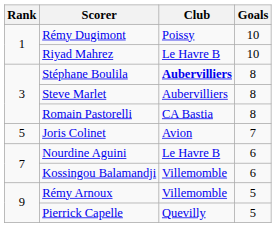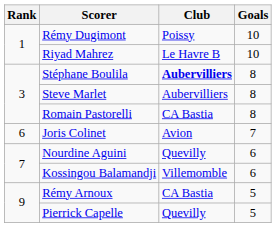(22, 133) 5 -> (22, 133) 6
(191, 153) Le Havre B -> (184, 153) Quevilly
(195, 193) Villemomble -> (187, 193) CA Bastia
